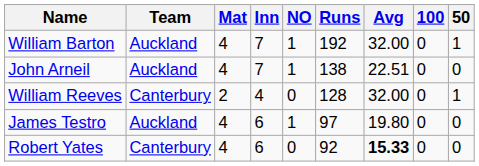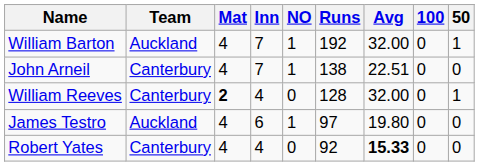(163, 69) Auckland -> (170, 69) Canterbury
(223, 95) normal -> (223, 95) bold
(259, 148) 6 -> (259, 148) 4
